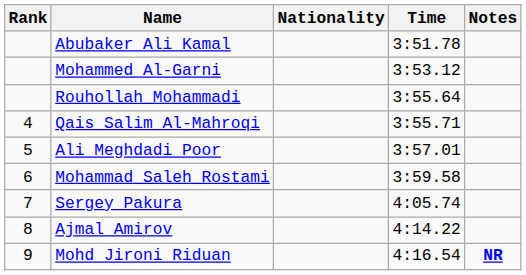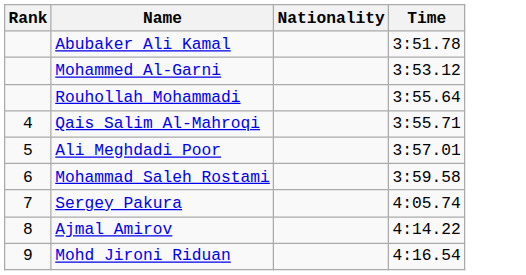- column: (493, 18)
